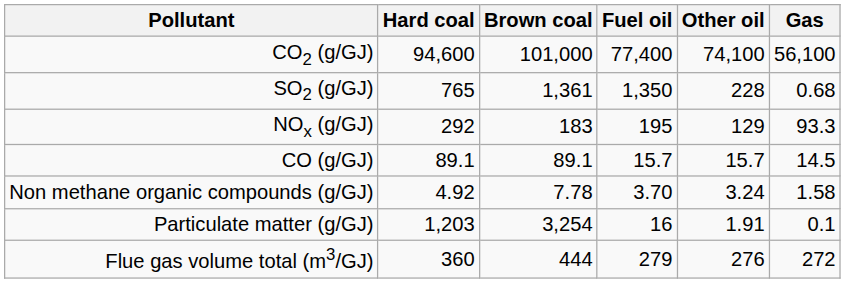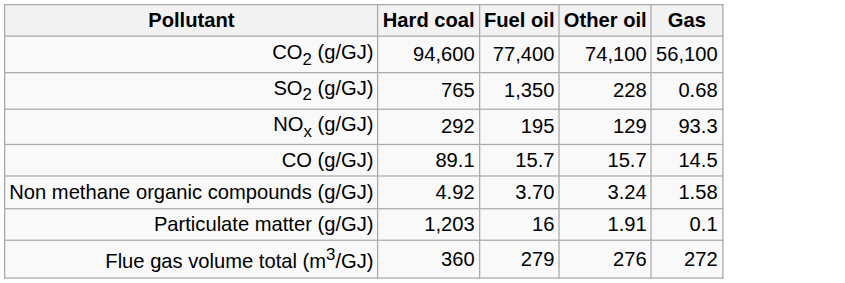- column: (538, 20)
